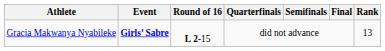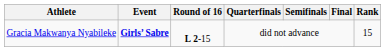(367, 33) 13 -> (367, 33) 15
